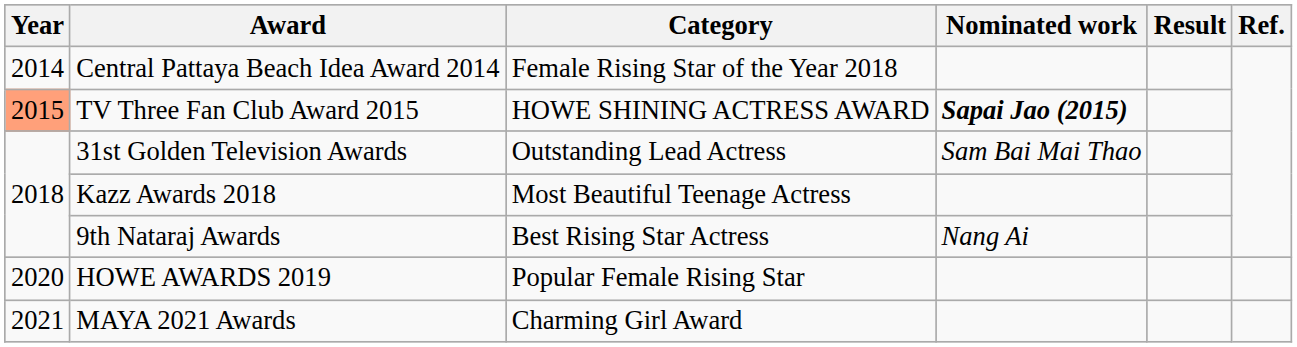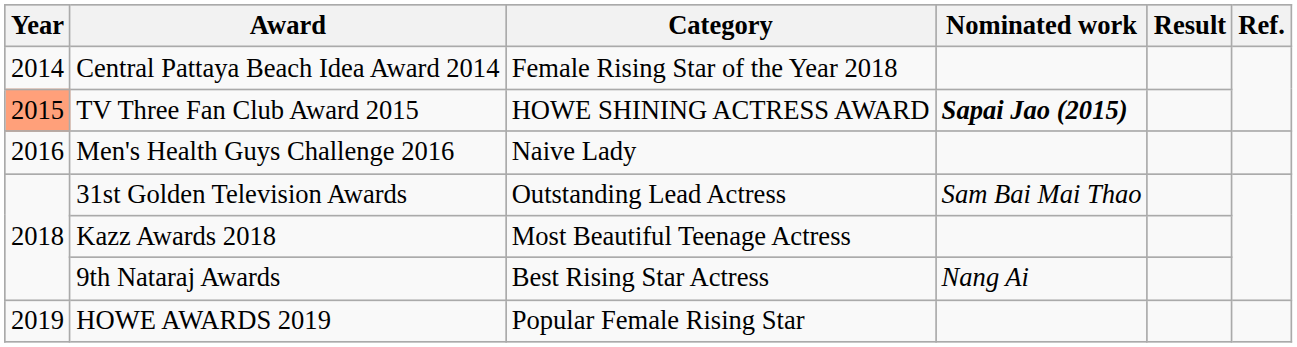+ row: (265, 151)
(38, 278) 2020 -> (38, 320) 2019
- row: (186, 320)
